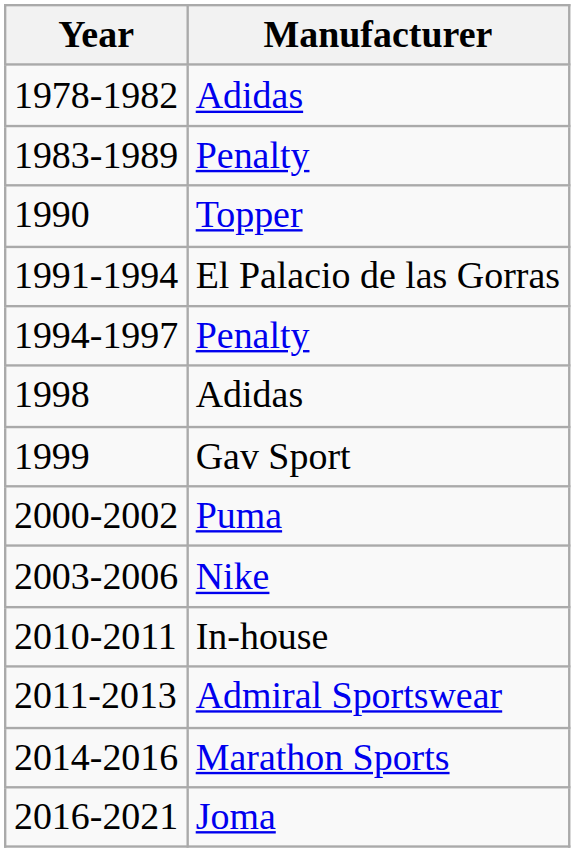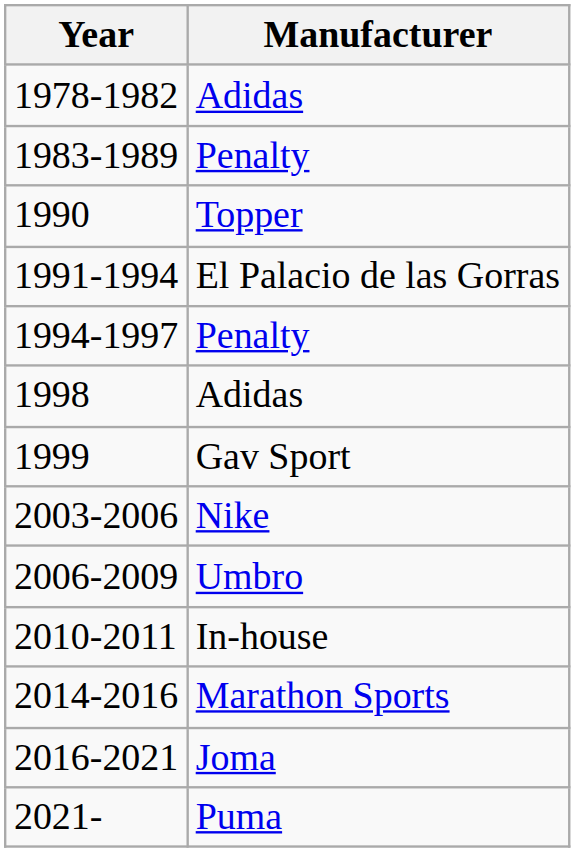- row: (96, 515)
+ row: (96, 575)
- row: (95, 696)
+ row: (58, 816)
